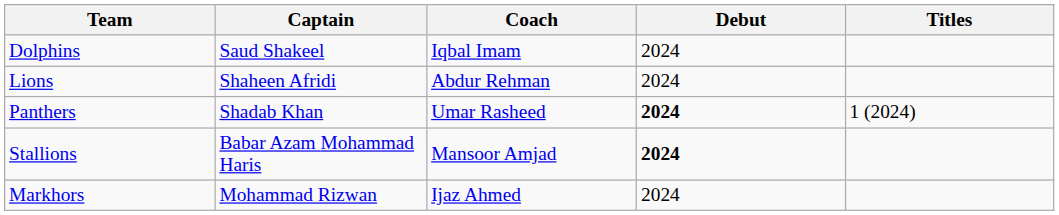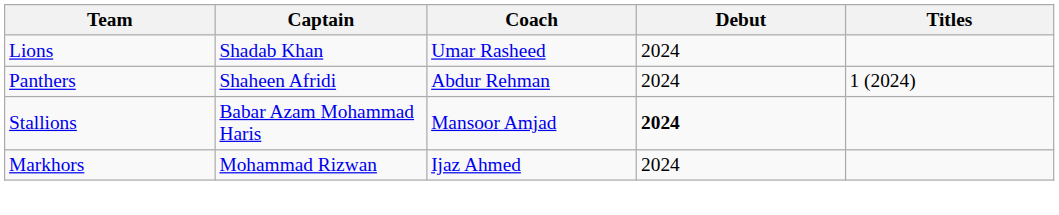- row: (45, 50)
(278, 81) Shaheen Afridi -> (271, 50) Shadab Khan
(491, 81) Abdur Rehman -> (488, 50) Umar Rasheed
(271, 111) Shadab Khan -> (278, 81) Shaheen Afridi
(488, 111) Umar Rasheed -> (491, 81) Abdur Rehman
(660, 111) bold -> (660, 81) normal
